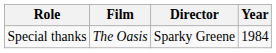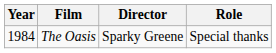columns swapped: (255, 15) <-> (47, 15)
